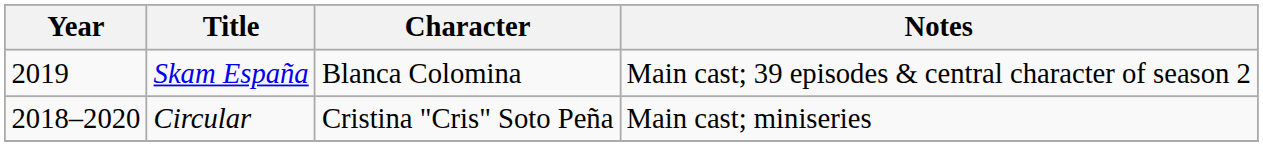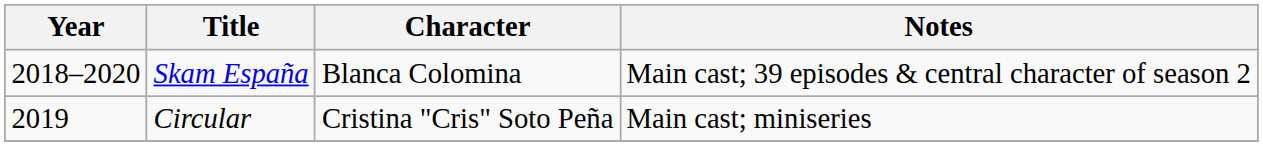(40, 72) 2019 -> (76, 72) 2018–2020
(76, 118) 2018–2020 -> (40, 118) 2019
